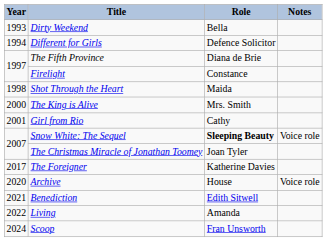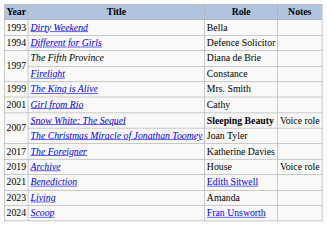- row: (77, 89)
(16, 105) 2000 -> (16, 89) 1999
(16, 182) 2020 -> (16, 167) 2019
(16, 213) 2022 -> (16, 197) 2023
